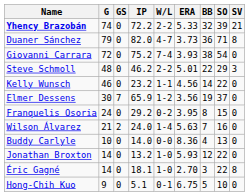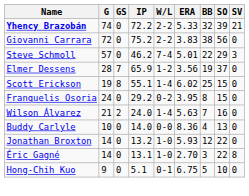- row: (44, 40)
(164, 55) 7-4 -> (164, 40) 2-2
(187, 55) 3.93 -> (187, 40) 3.83
(222, 55) 54 -> (222, 40) 56
(106, 69) 48 -> (106, 55) 57
(164, 69) 2-2 -> (164, 55) 7-4
- row: (38, 84)
(106, 98) 30 -> (106, 69) 28
+ row: (44, 84)
(141, 170) 18.1 -> (141, 156) 13.1
